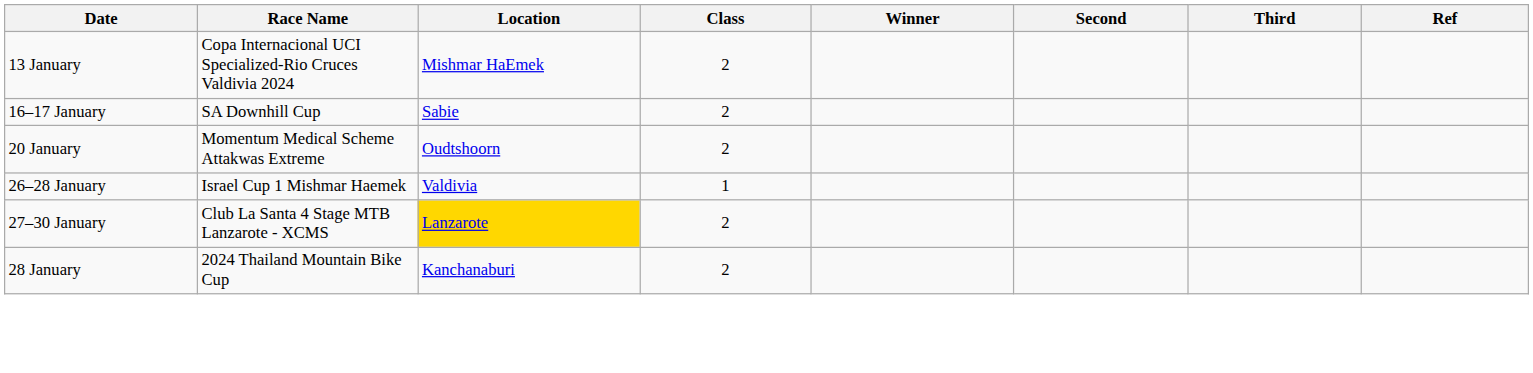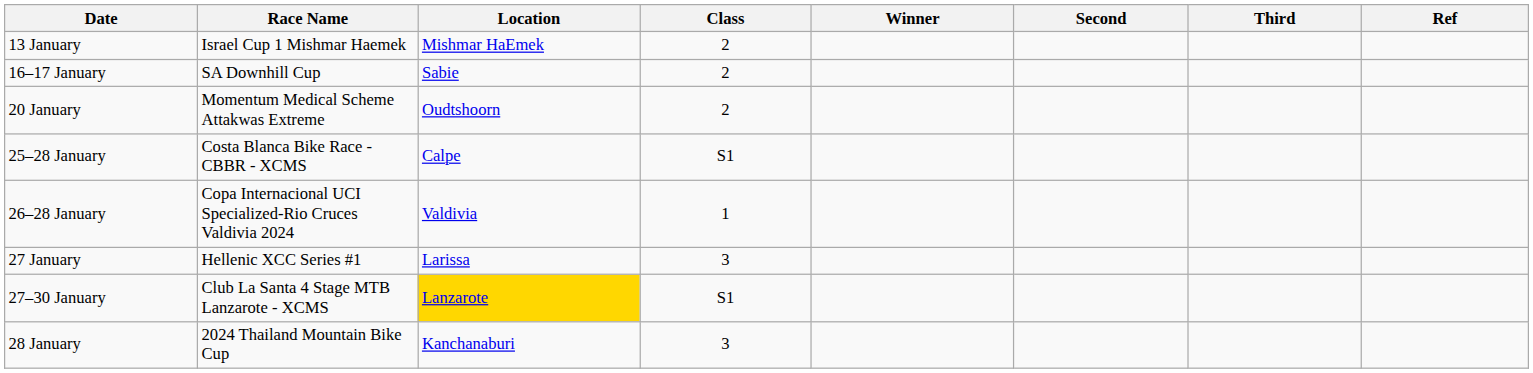(281, 64) Copa Internacional UCI Specialized-Rio Cruces Valdivia 2024 -> (304, 45) Israel Cup 1 Mishmar Haemek
+ row: (57, 156)
(304, 185) Israel Cup 1 Mishmar Haemek -> (281, 213) Copa Internacional UCI Specialized-Rio Cruces Valdivia 2024
+ row: (45, 260)
(725, 222) 2 -> (725, 297) S1
(725, 269) 2 -> (725, 344) 3
